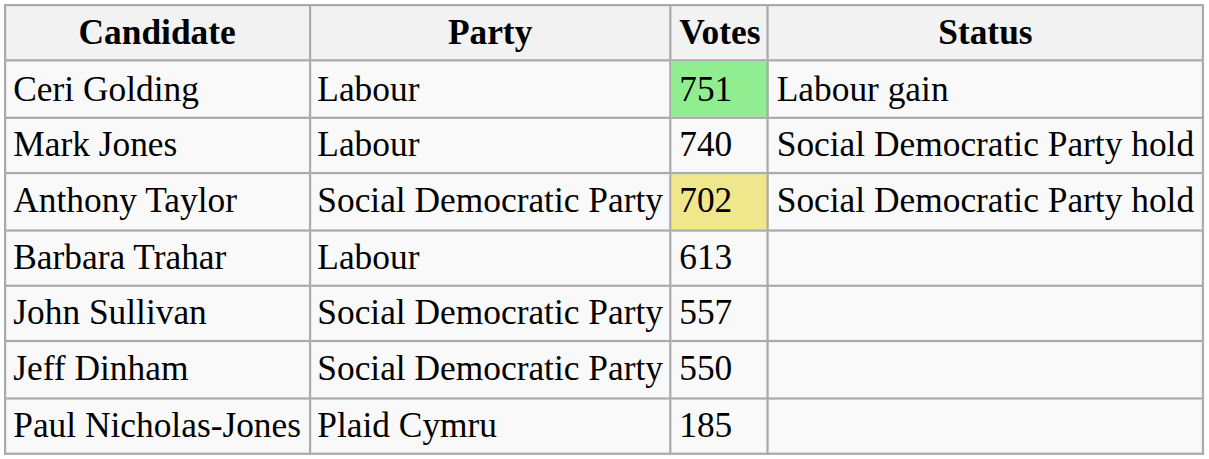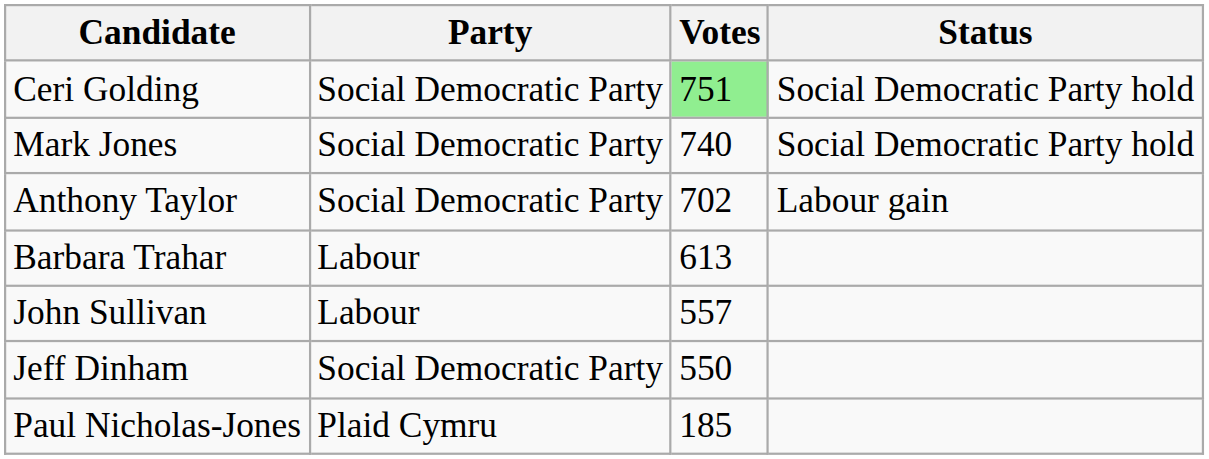(368, 88) Labour -> (490, 88) Social Democratic Party
(863, 88) Labour gain -> (985, 88) Social Democratic Party hold
(368, 144) Labour -> (490, 144) Social Democratic Party
(706, 200) khaki background -> (706, 200) no background
(985, 200) Social Democratic Party hold -> (863, 200) Labour gain
(490, 312) Social Democratic Party -> (368, 312) Labour
